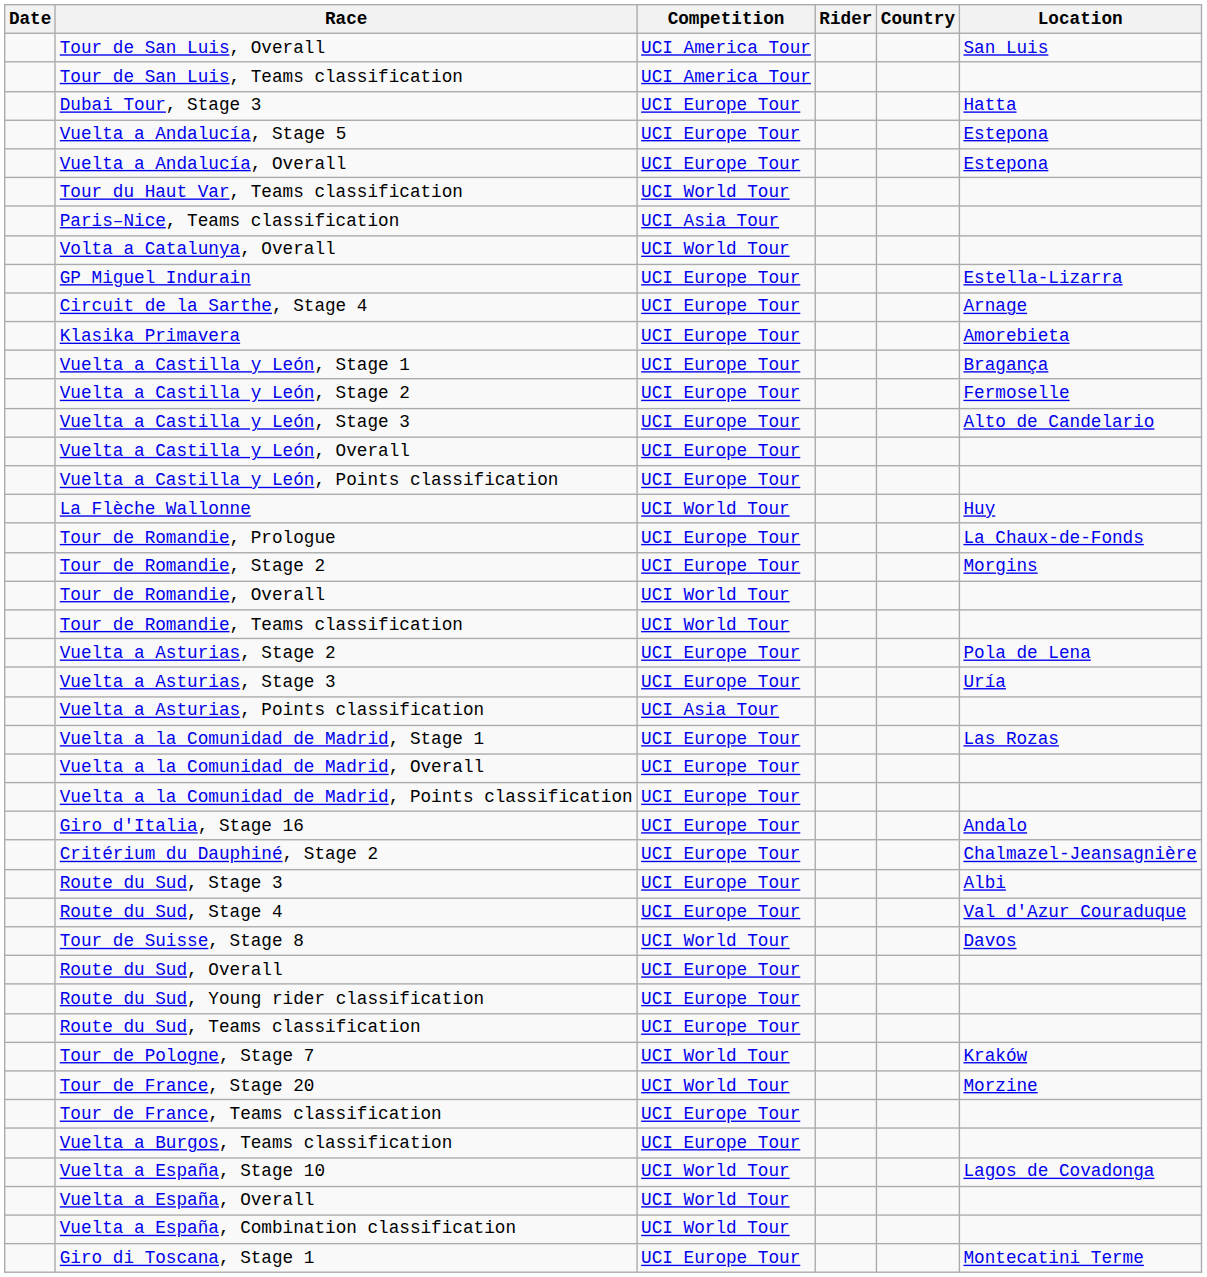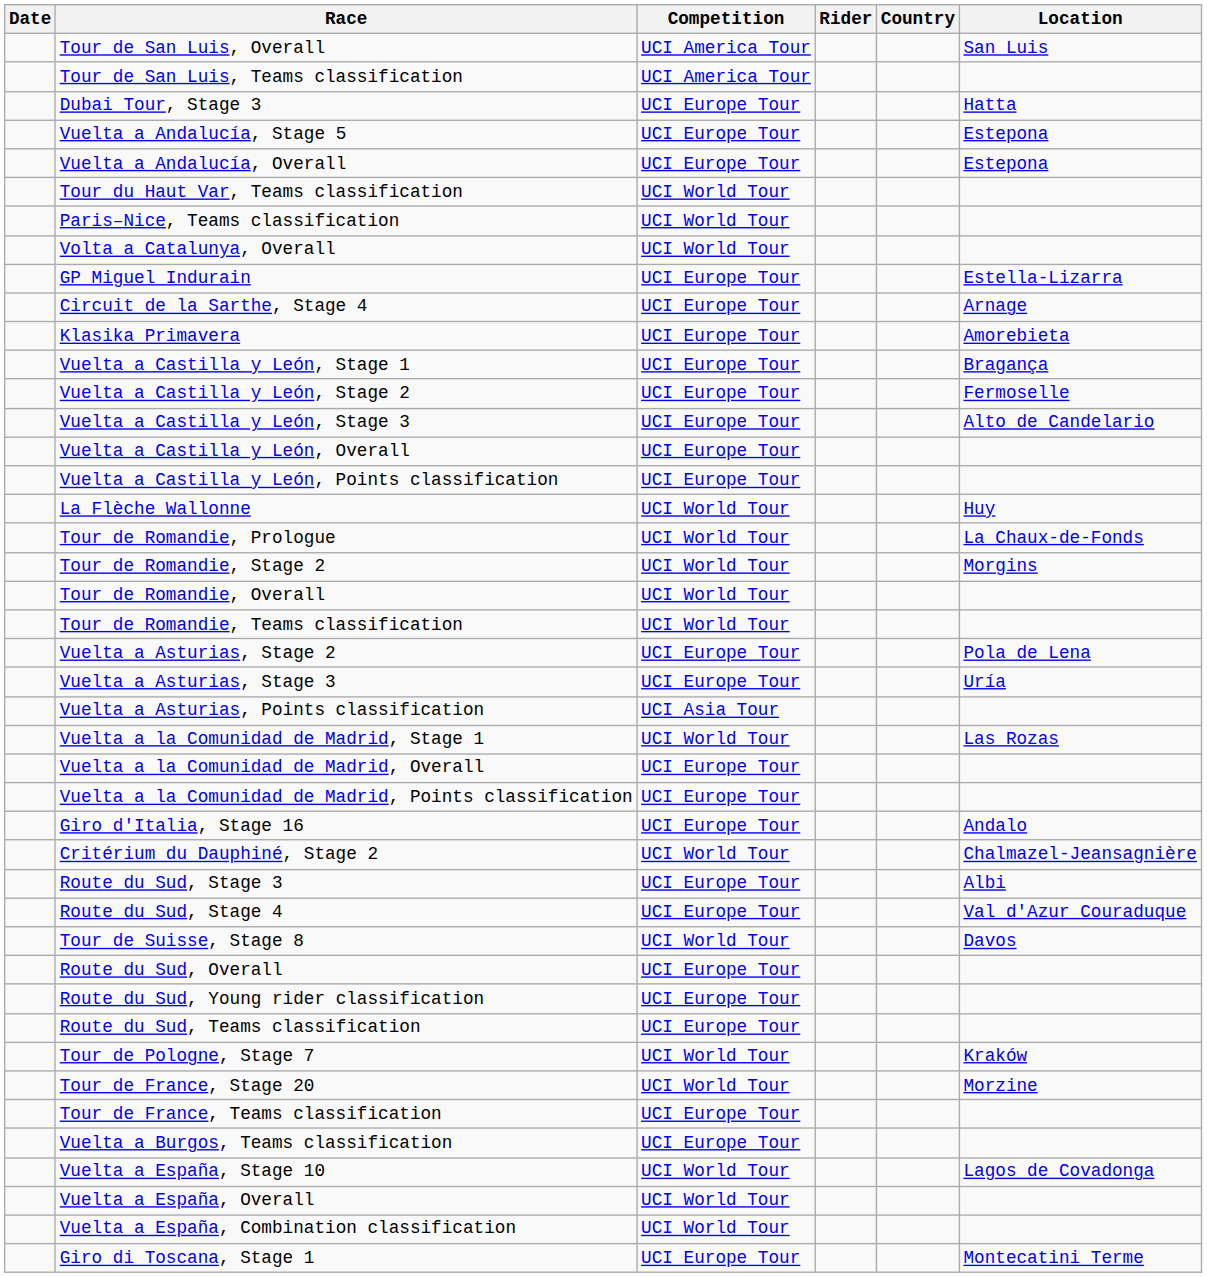(710, 221) UCI Asia Tour -> (715, 221) UCI World Tour
(721, 538) UCI Europe Tour -> (715, 538) UCI World Tour
(721, 567) UCI Europe Tour -> (715, 567) UCI World Tour
(721, 739) UCI Europe Tour -> (715, 739) UCI World Tour
(721, 855) UCI Europe Tour -> (715, 855) UCI World Tour
